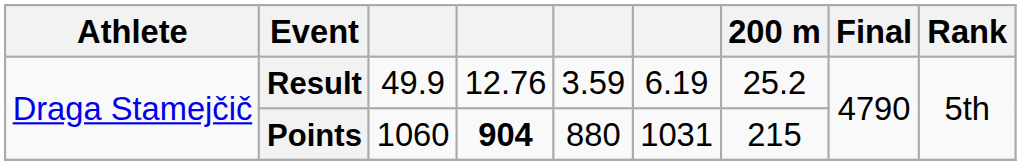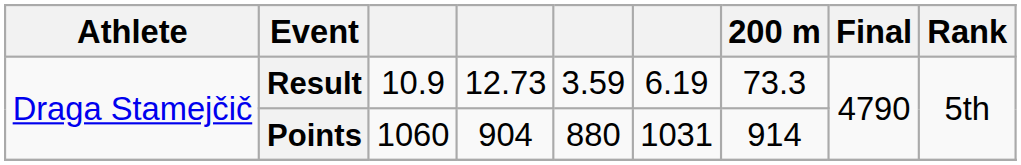(413, 83) 49.9 -> (413, 83) 10.9
(506, 83) 12.76 -> (506, 83) 12.73
(774, 83) 25.2 -> (774, 83) 73.3
(505, 135) bold -> (505, 135) normal
(774, 135) 215 -> (774, 135) 914
